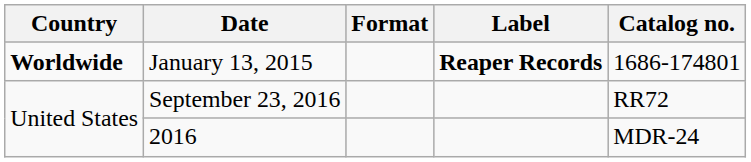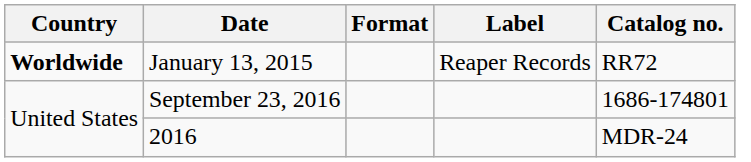(521, 61) bold -> (515, 61) normal
(677, 61) 1686-174801 -> (630, 61) RR72
(641, 99) RR72 -> (665, 99) 1686-174801
